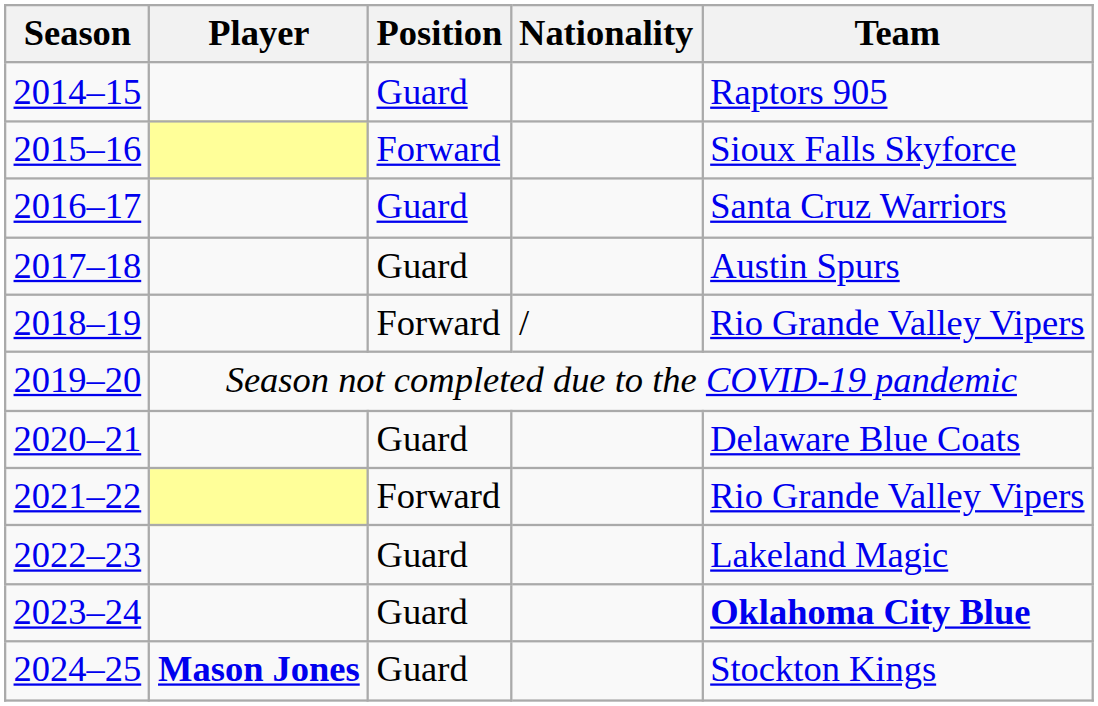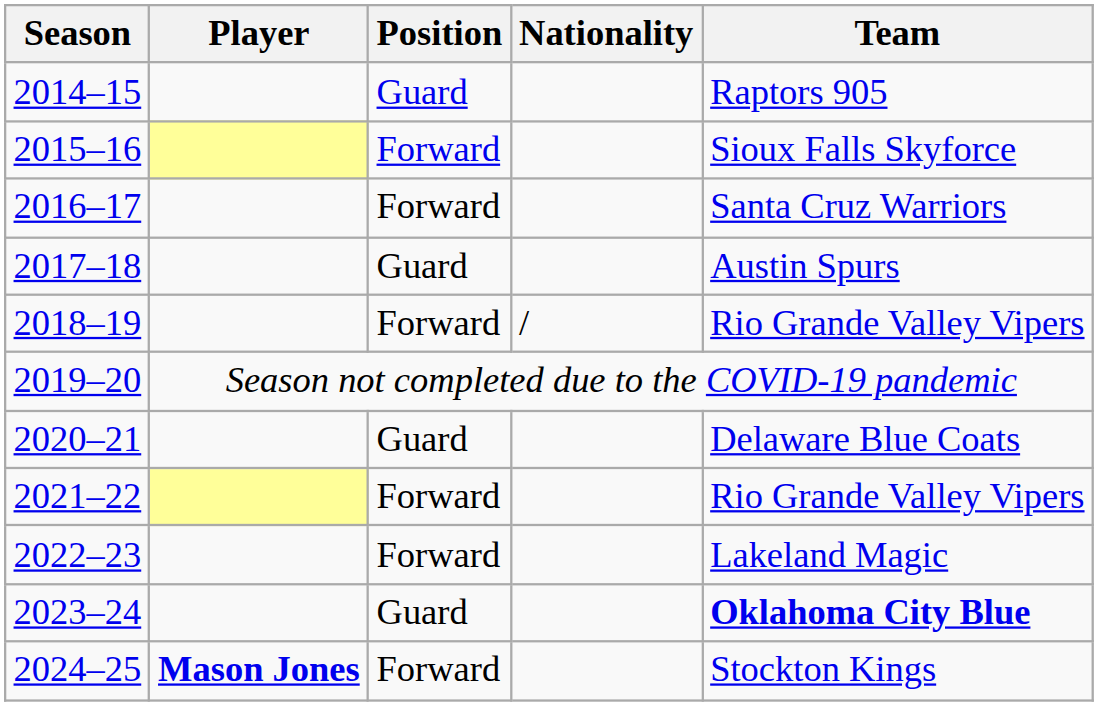(422, 206) Guard -> (438, 206) Forward
(422, 554) Guard -> (438, 554) Forward
(422, 669) Guard -> (438, 669) Forward
